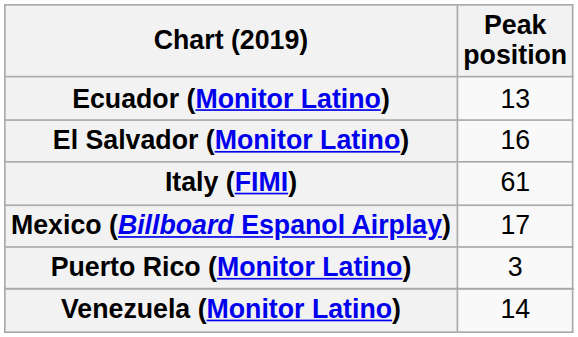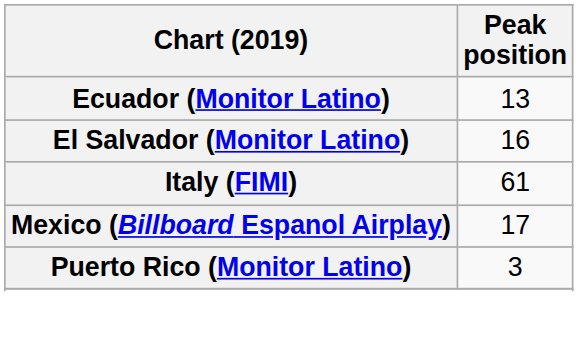- row: (231, 310)
